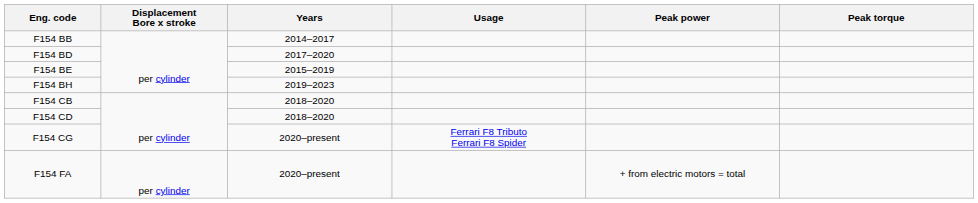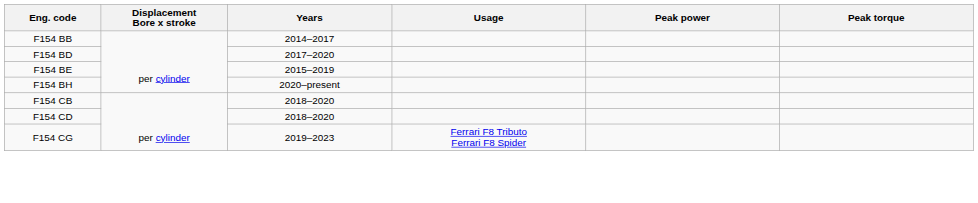(309, 85) 2019–2023 -> (309, 85) 2020–present
(309, 137) 2020–present -> (309, 137) 2019–2023
- row: (53, 174)
